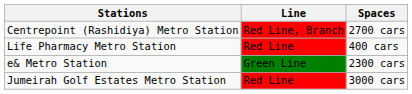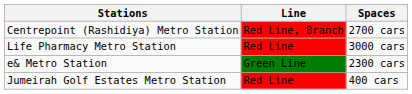(374, 47) 400 cars -> (377, 47) 3000 cars
(377, 81) 3000 cars -> (374, 81) 400 cars
